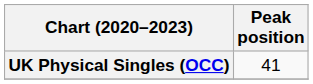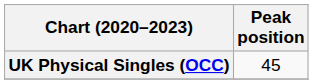(271, 65) 41 -> (271, 65) 45
